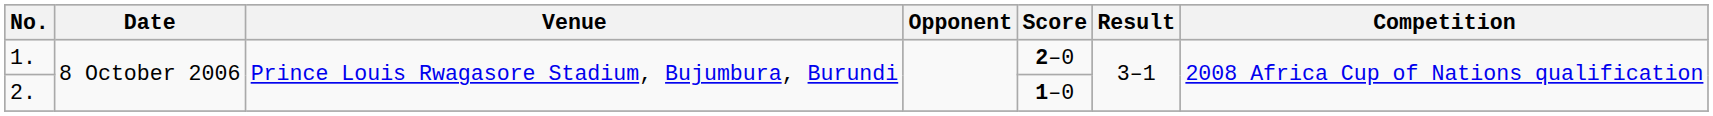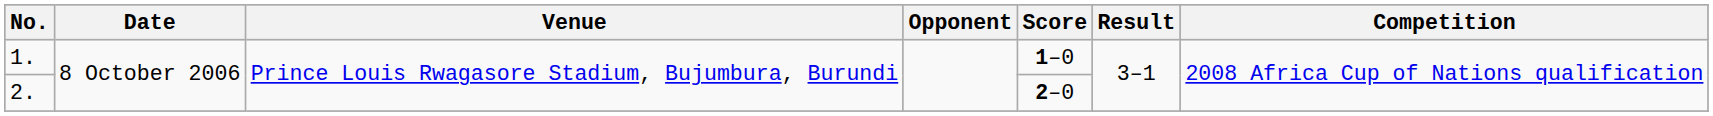(1055, 58) 2–0 -> (1055, 58) 1–0
(1055, 93) 1–0 -> (1055, 93) 2–0
